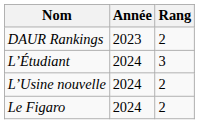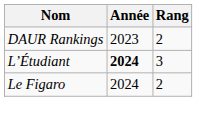(127, 61) normal -> (124, 61) bold
- row: (57, 84)
